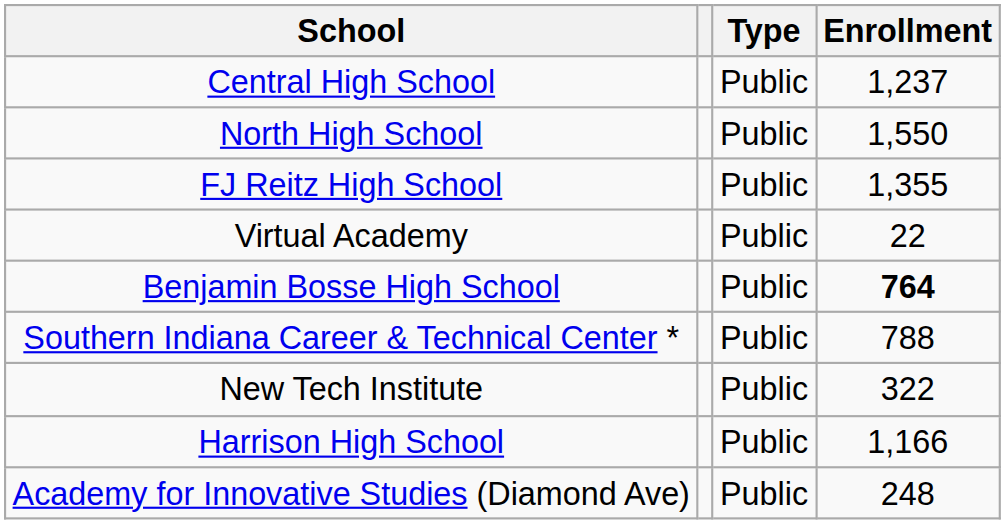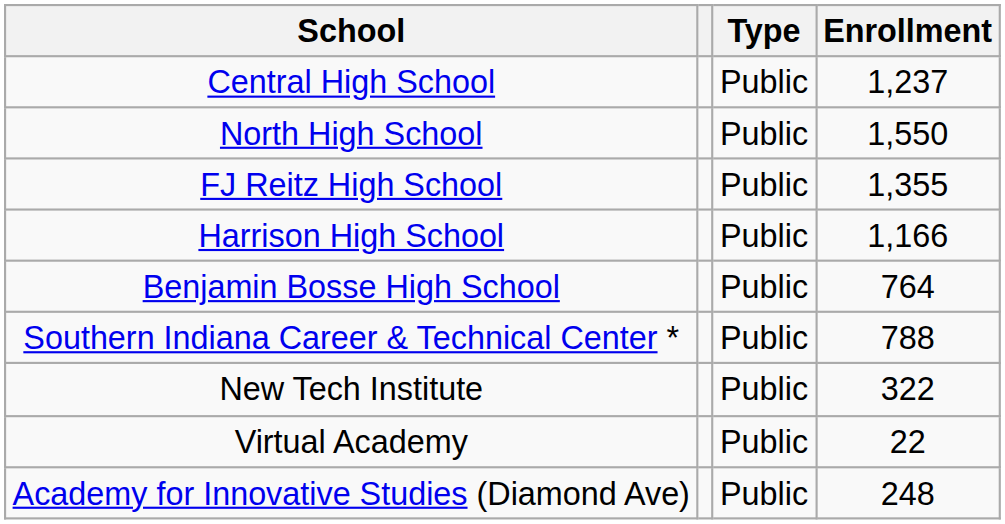rows swapped: (351, 441) <-> (351, 236)
(908, 287) bold -> (908, 287) normal
